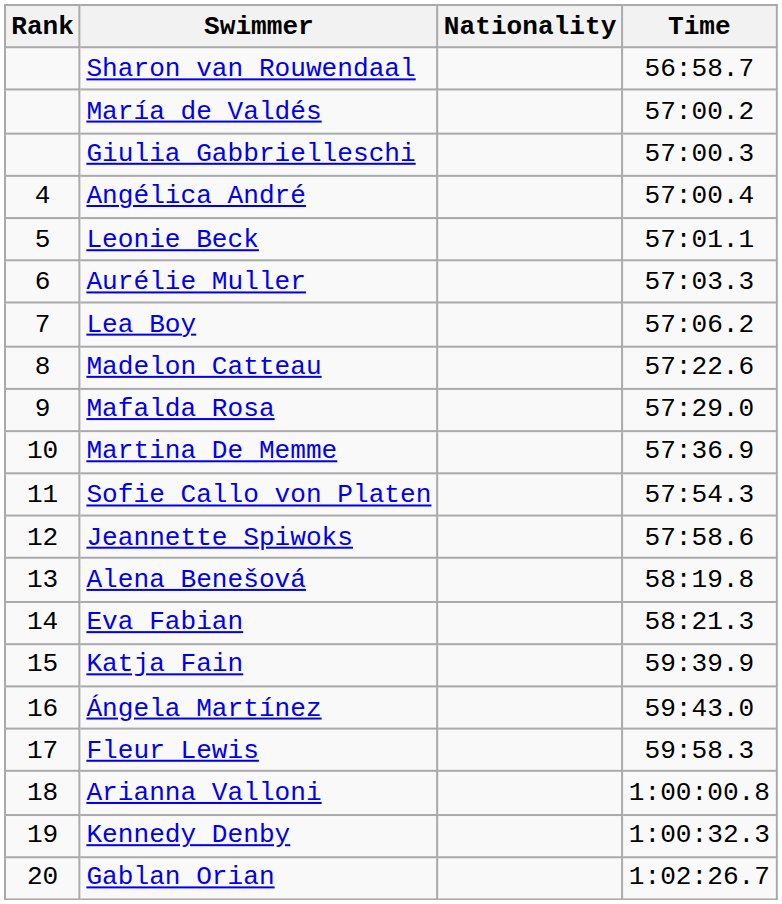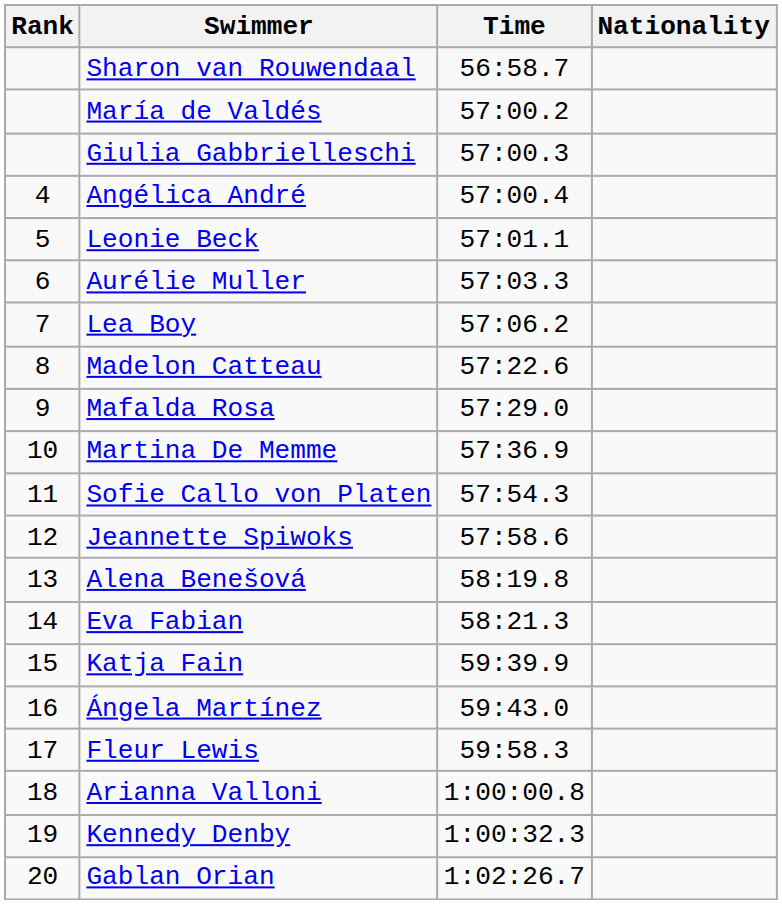columns swapped: (530, 26) <-> (699, 26)
